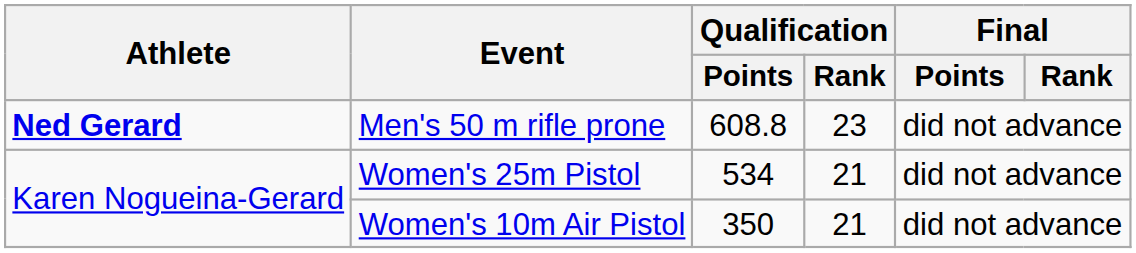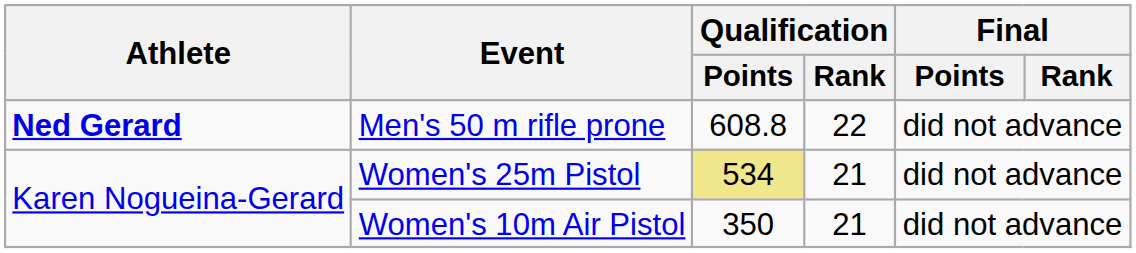(850, 126) 23 -> (850, 126) 22
(748, 175) no background -> (748, 175) khaki background
